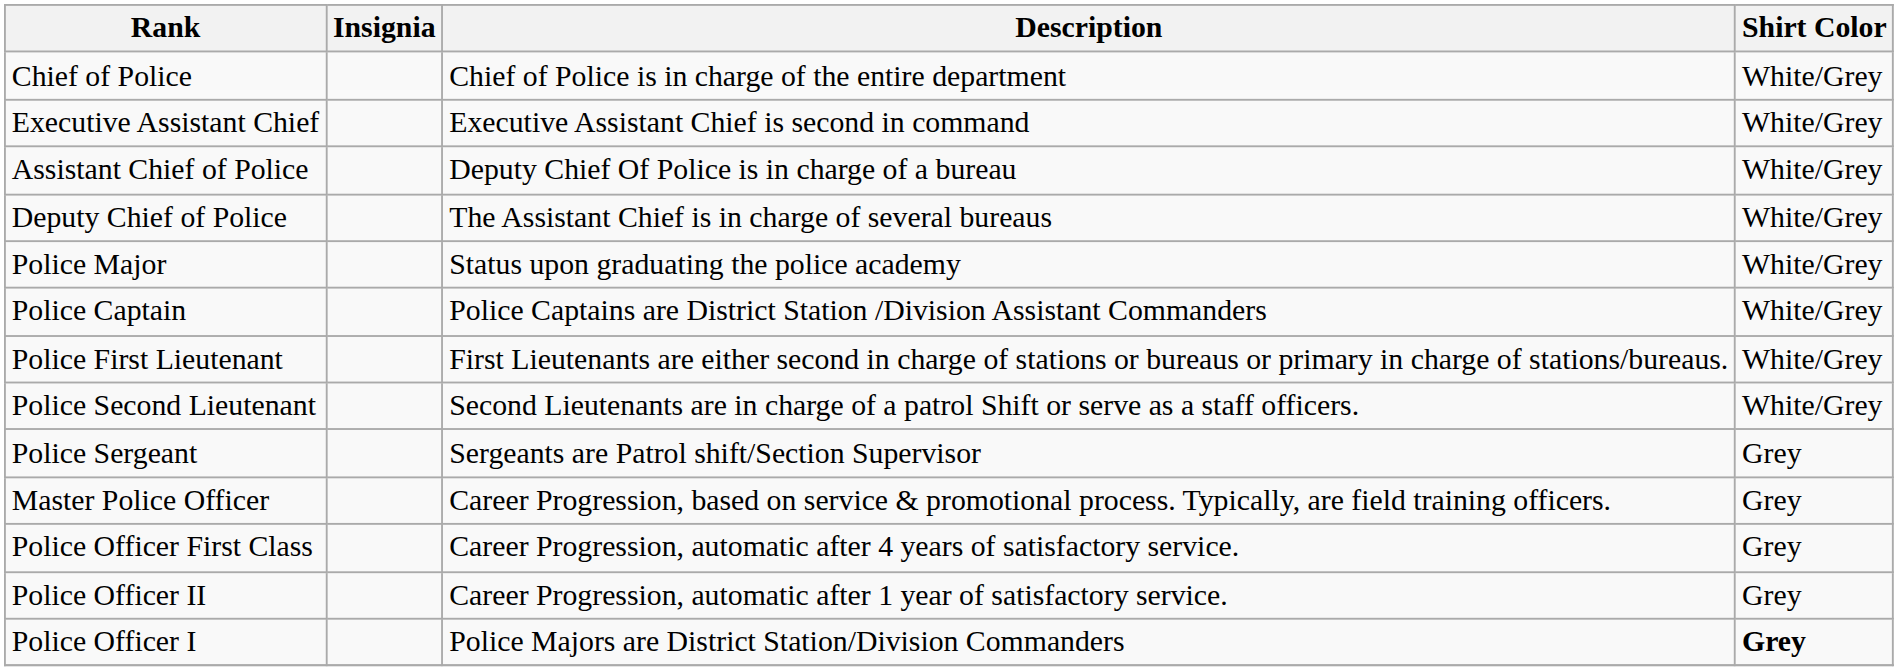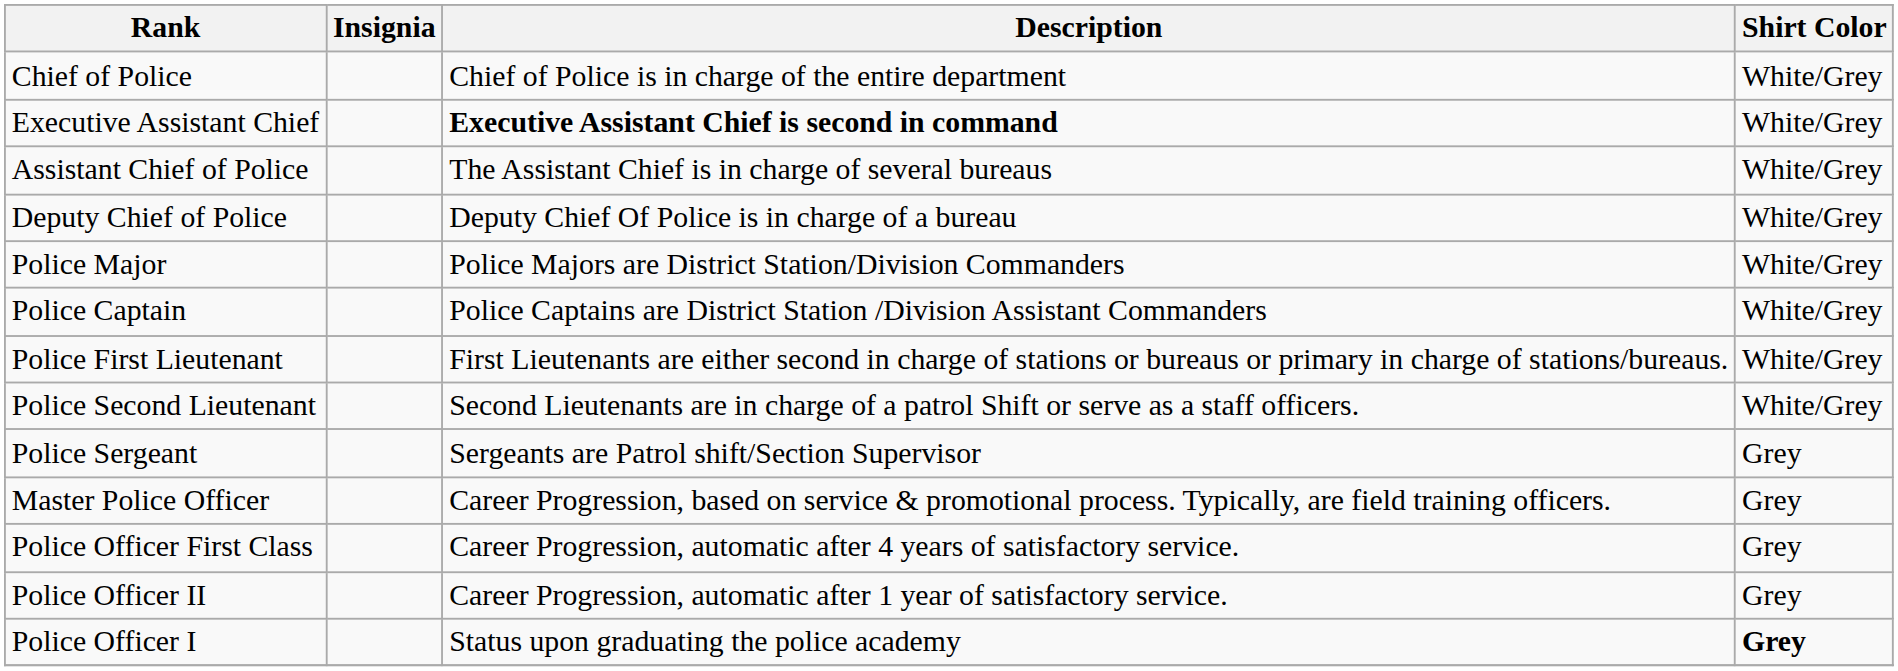(739, 122) normal -> (753, 122) bold
(733, 169) Deputy Chief Of Police is in charge of a bureau -> (751, 169) The Assistant Chief is in charge of several bureaus
(751, 216) The Assistant Chief is in charge of several bureaus -> (733, 216) Deputy Chief Of Police is in charge of a bureau
(705, 264) Status upon graduating the police academy -> (787, 264) Police Majors are District Station/Division Commanders
(787, 641) Police Majors are District Station/Division Commanders -> (705, 641) Status upon graduating the police academy
